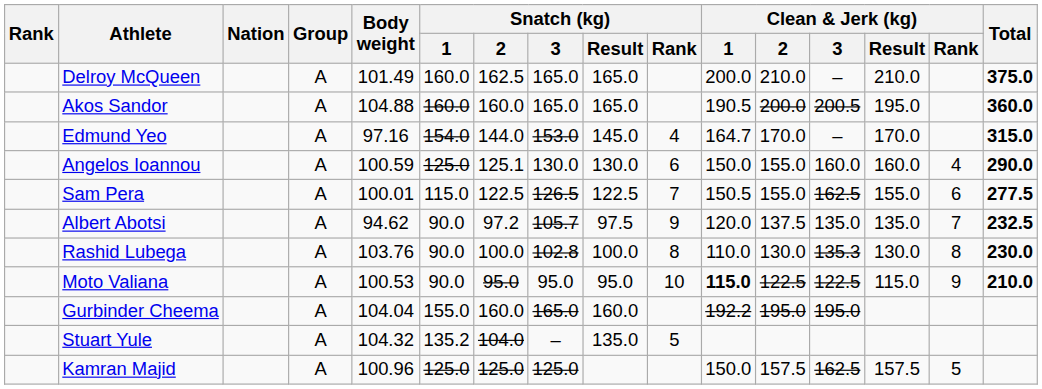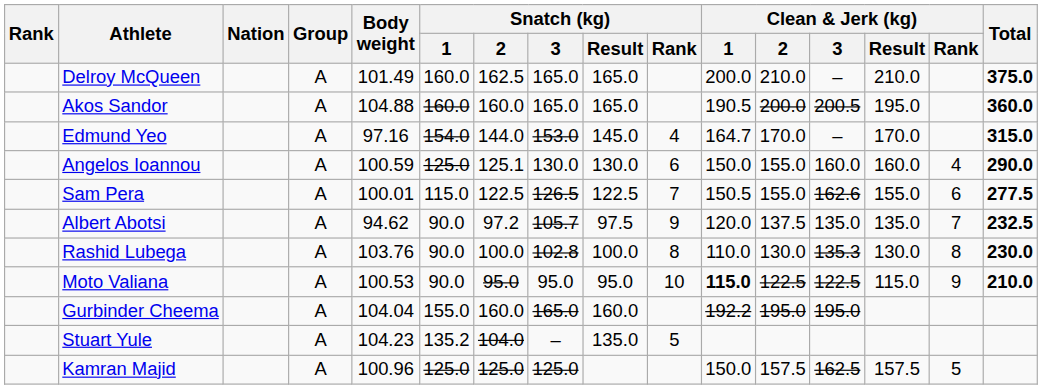(837, 194) 162.5 -> (837, 194) 162.6
(386, 340) 104.32 -> (386, 340) 104.23
